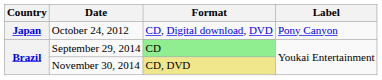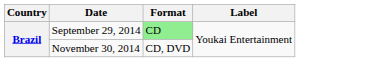- row: (90, 30)
(168, 65) khaki background -> (168, 48) no background
